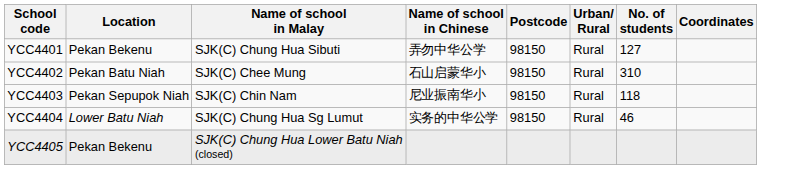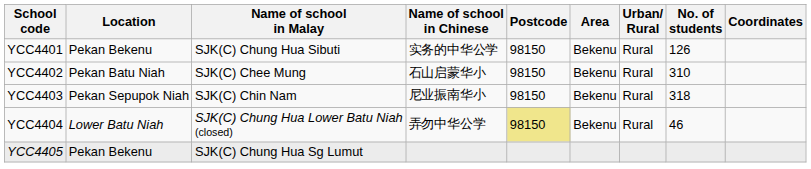+ column: (595, 21)
(447, 50) 弄勿中华公学 -> (453, 50) 实务的中华公学
(630, 50) 127 -> (680, 50) 126
(630, 95) 118 -> (680, 95) 318
(279, 118) SJK(C) Chung Hua Sg Lumut -> (299, 124) SJK(C) Chung Hua Lower Batu Niah (closed)
(453, 118) 实务的中华公学 -> (447, 124) 弄勿中华公学
(528, 118) no background -> (528, 124) khaki background
(299, 147) SJK(C) Chung Hua Lower Batu Niah (closed) -> (279, 152) SJK(C) Chung Hua Sg Lumut
